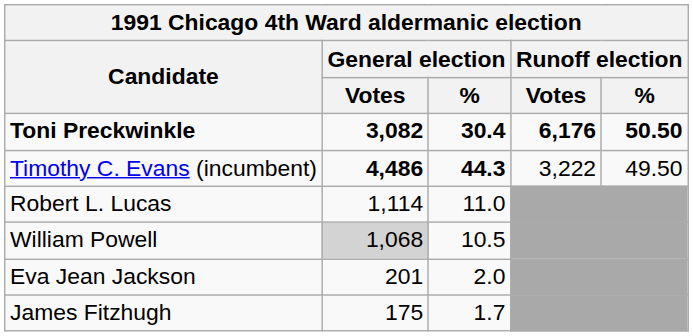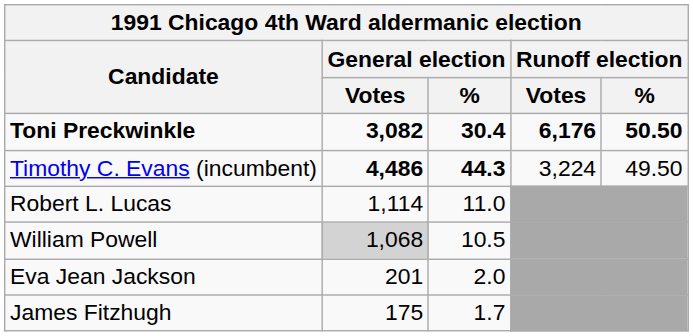(567, 167) 3,222 -> (567, 167) 3,224
